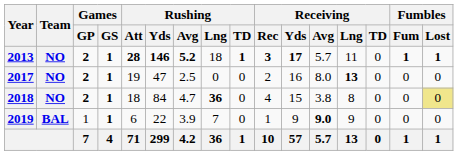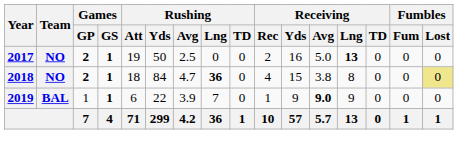- row: (21, 56)
(160, 77) 47 -> (160, 56) 50
(323, 77) 8.0 -> (323, 56) 5.0
